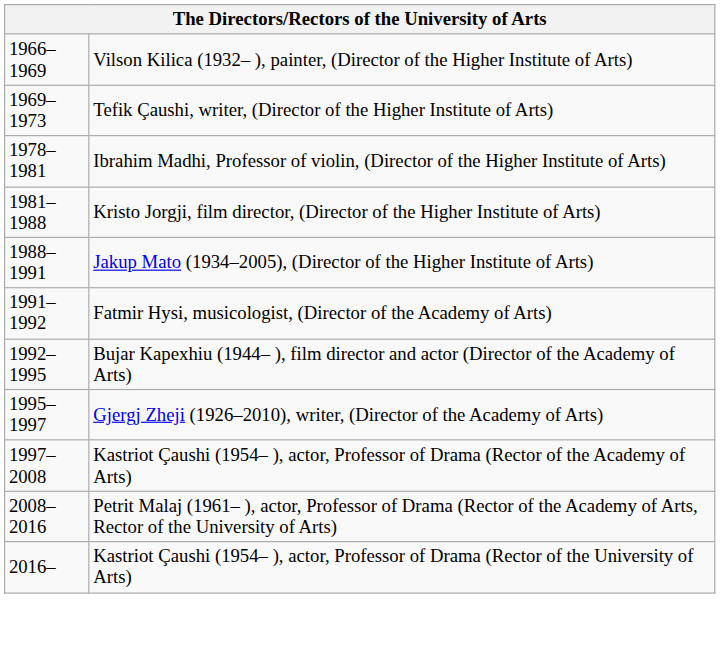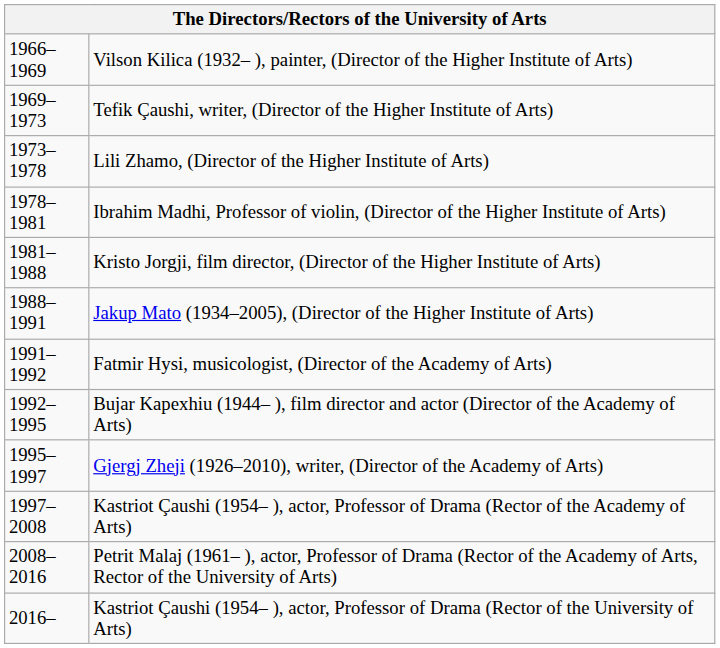+ row: (291, 161)
